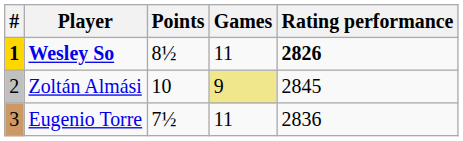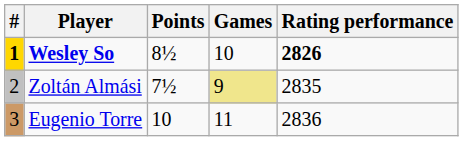(223, 53) 11 -> (224, 53) 10
(161, 86) 10 -> (164, 86) 7½
(302, 86) 2845 -> (302, 86) 2835
(164, 119) 7½ -> (161, 119) 10
